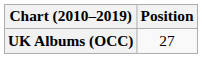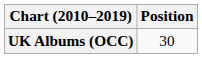(167, 41) 27 -> (167, 41) 30
